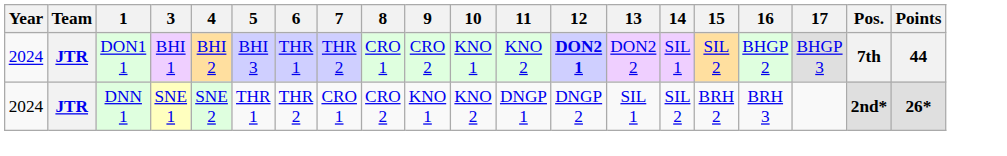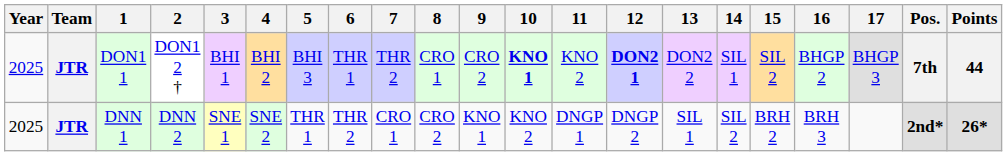+ column: (177, 18)
(26, 56) 2024 -> (26, 67) 2025
(473, 56) normal -> (528, 67) bold
(26, 105) 2024 -> (26, 126) 2025
